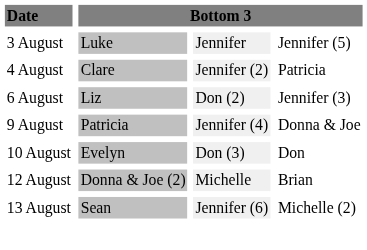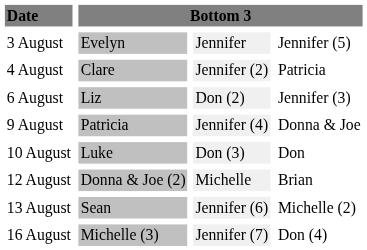(97, 43) Luke -> (103, 43) Evelyn
(103, 152) Evelyn -> (97, 152) Luke
+ row: (39, 235)
